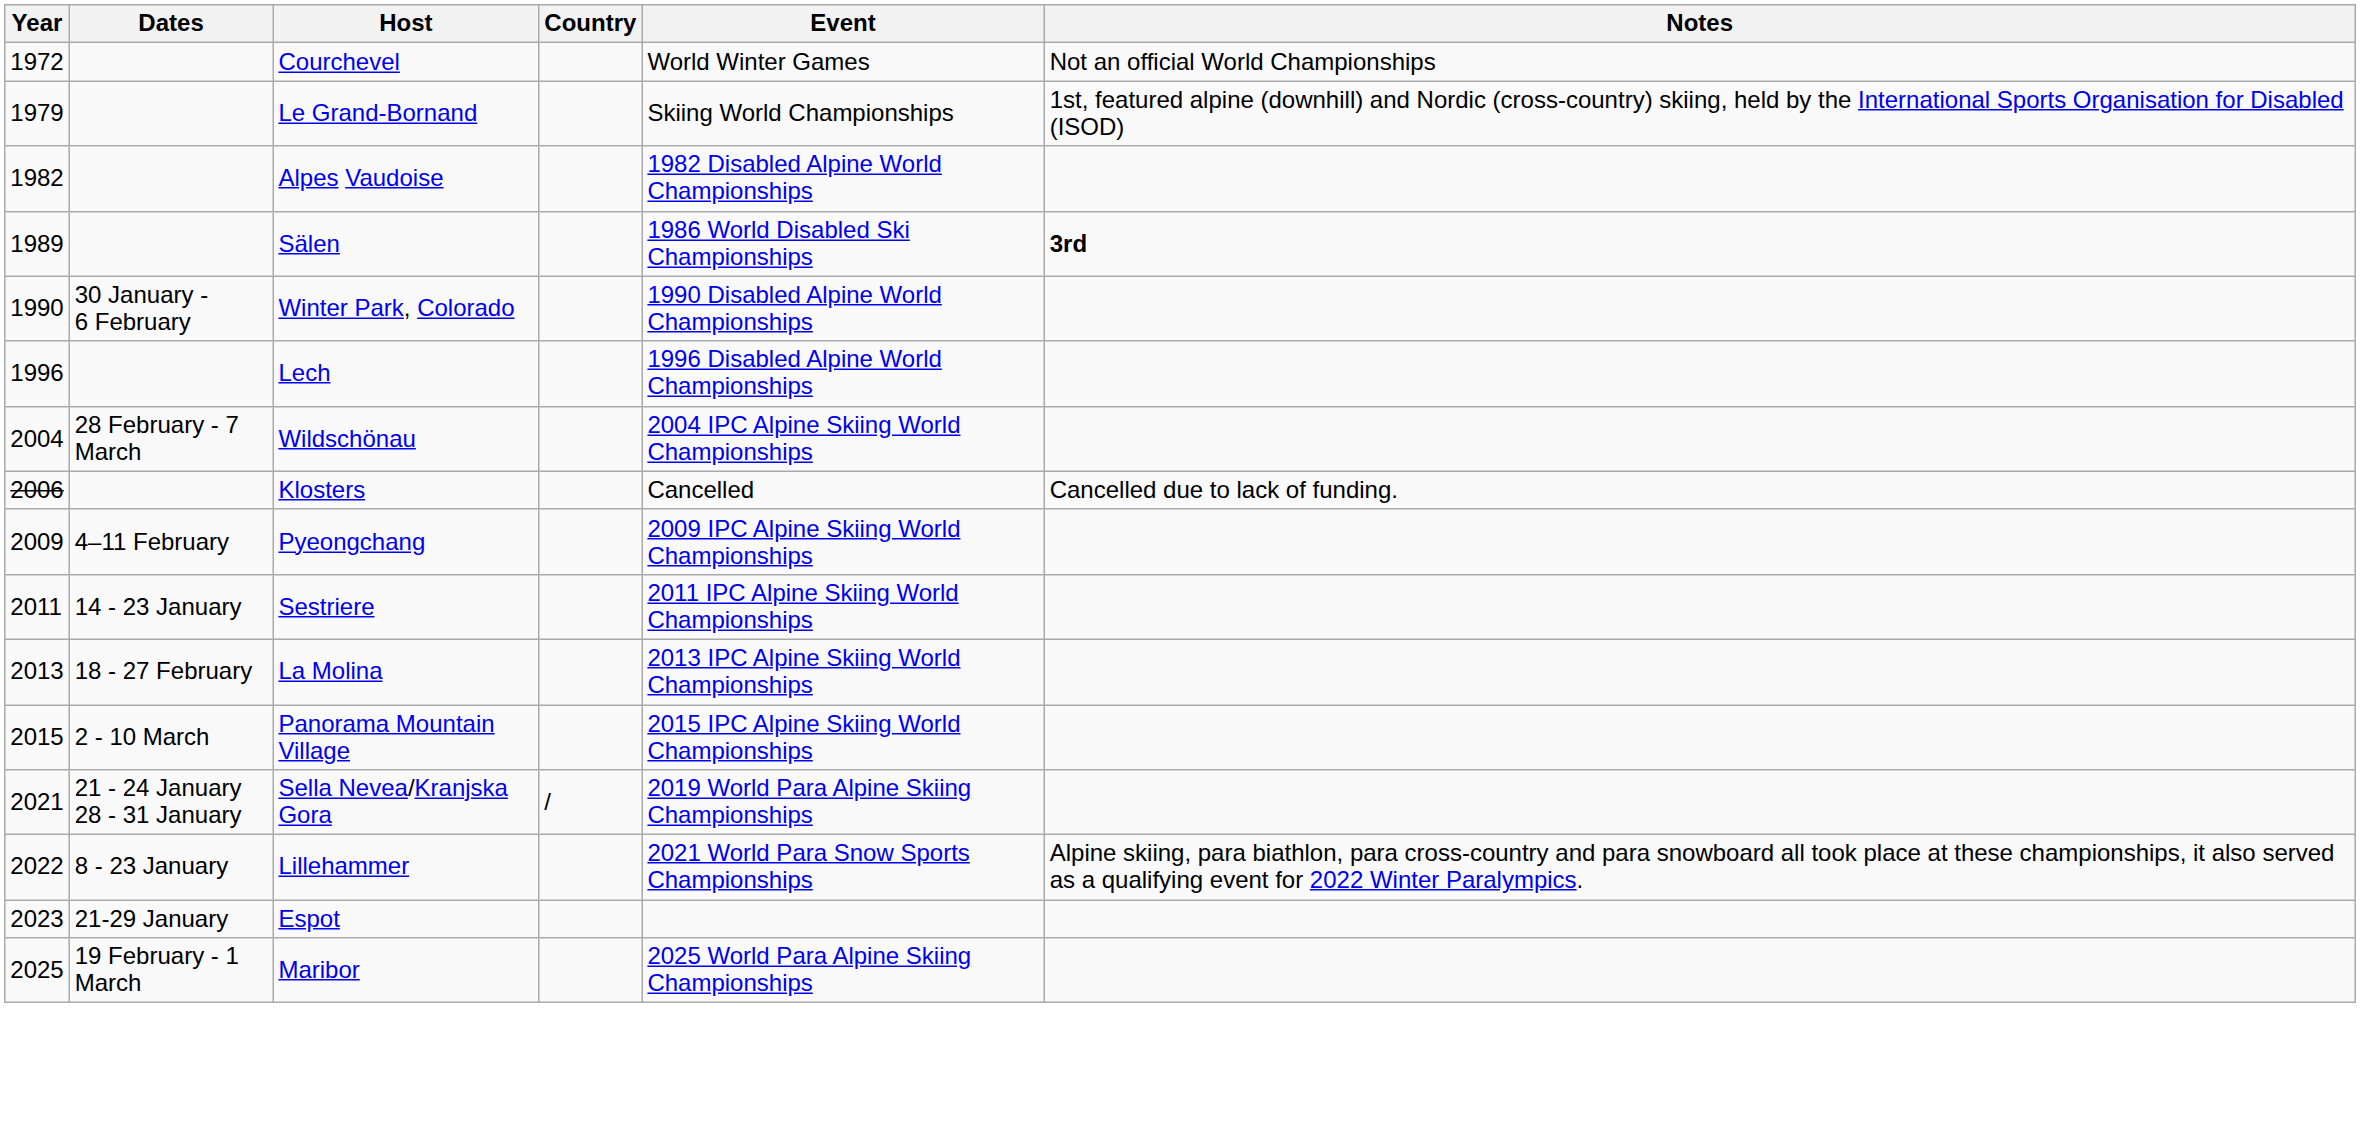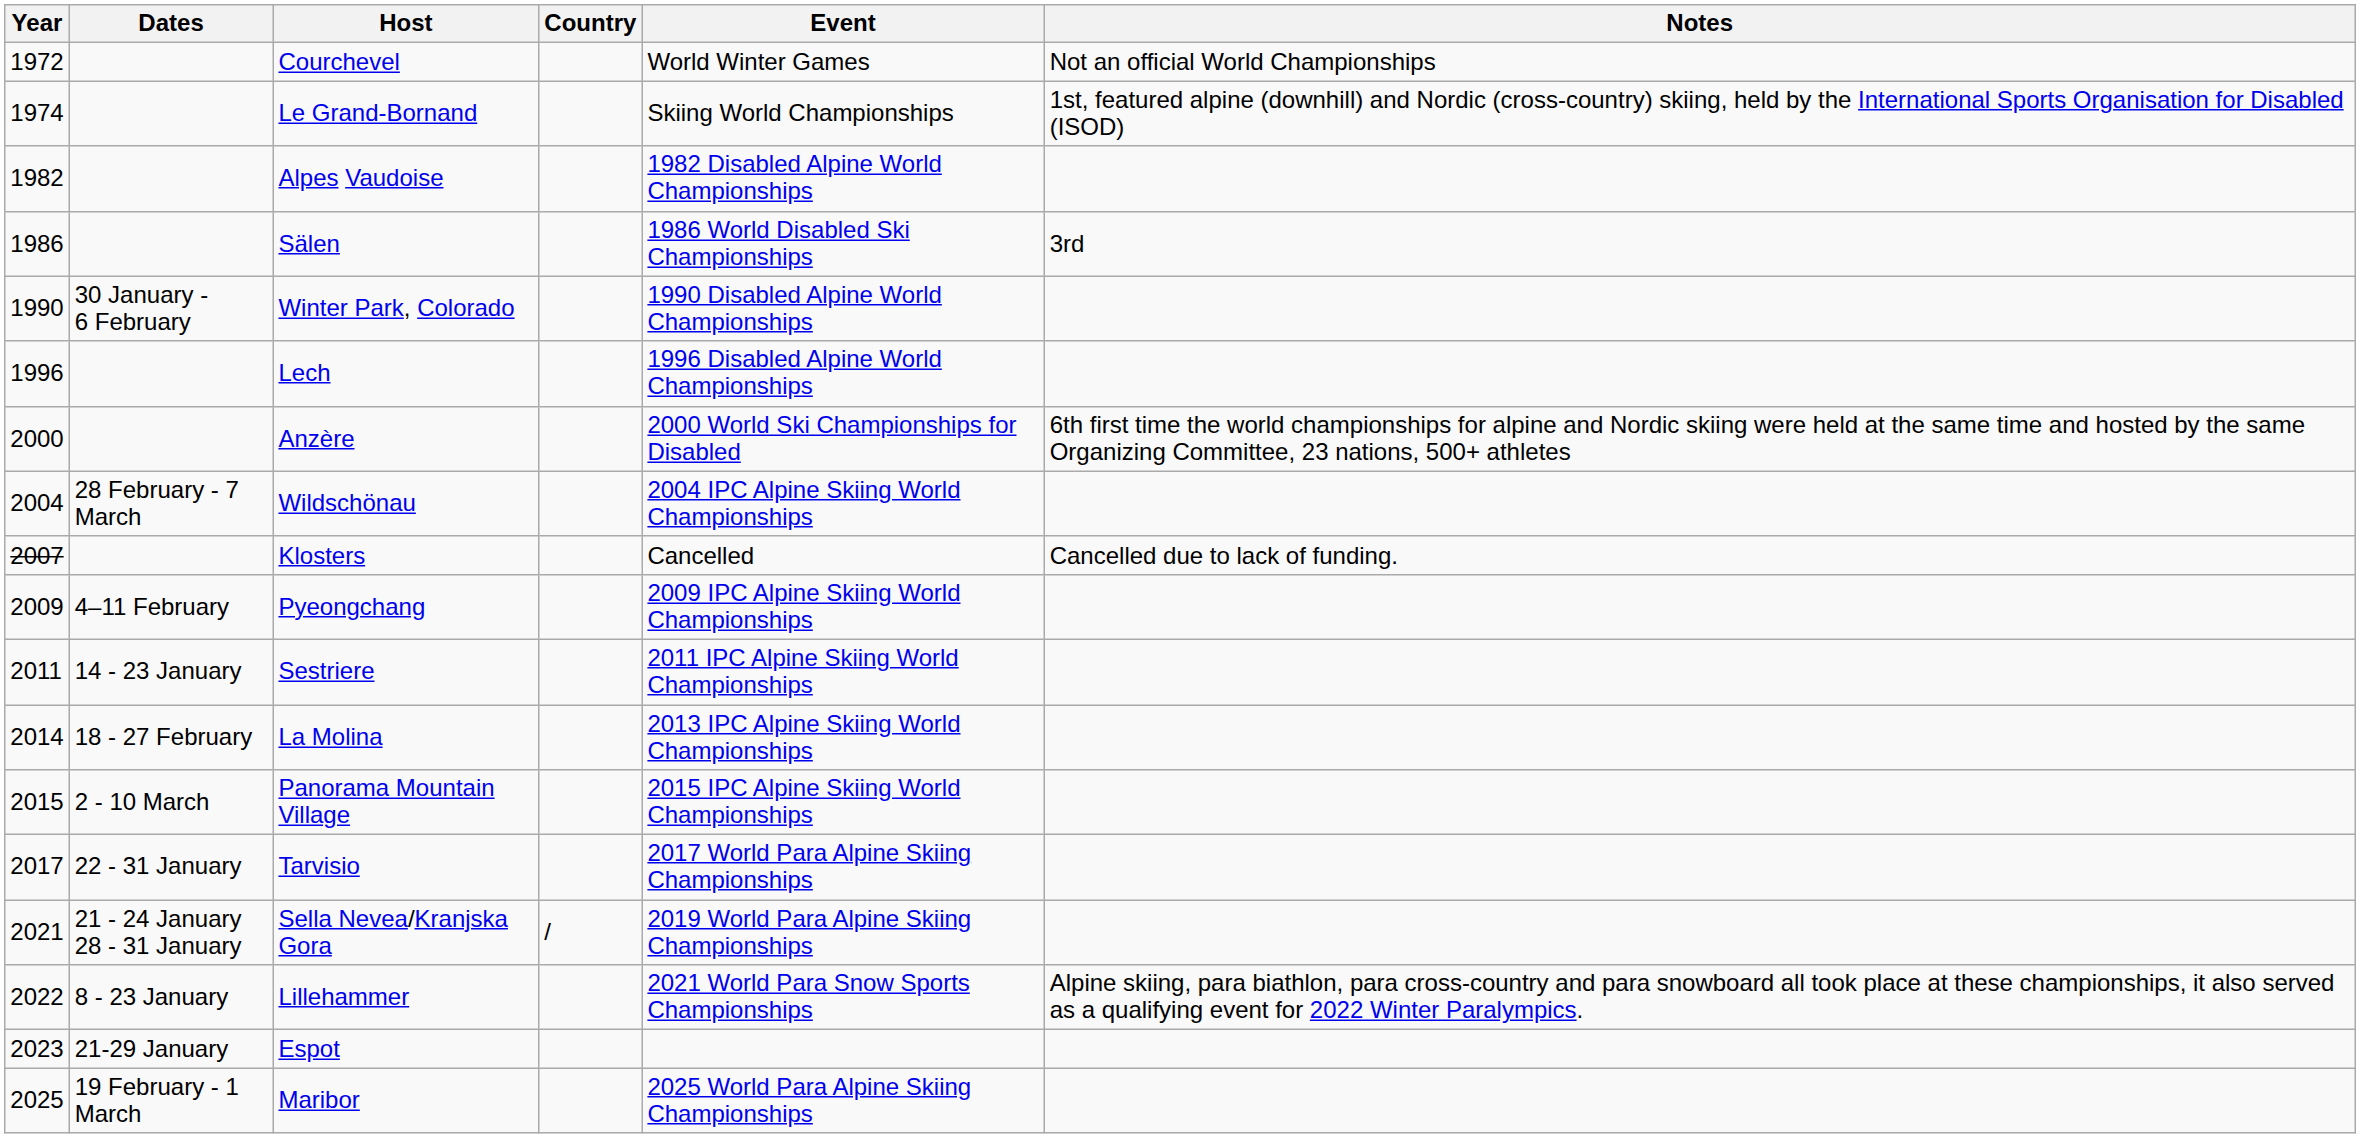(37, 113) 1979 -> (37, 113) 1974
(37, 243) 1989 -> (37, 243) 1986
(1068, 243) bold -> (1067, 243) normal
+ row: (316, 438)
(37, 490) 2006 -> (37, 555) 2007
(37, 671) 2013 -> (37, 736) 2014
+ row: (319, 866)
